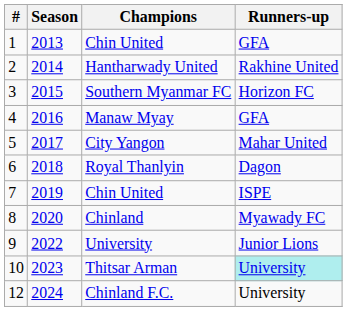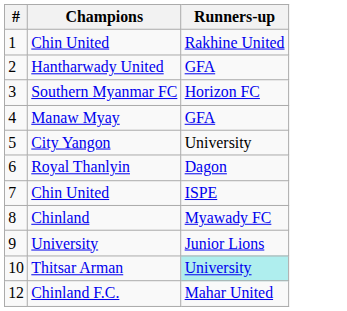- column: (55, 17)
(254, 42) GFA -> (235, 42) Rakhine United
(289, 67) Rakhine United -> (200, 67) GFA
(283, 142) Mahar United -> (218, 142) University
(272, 293) University -> (229, 293) Mahar United
